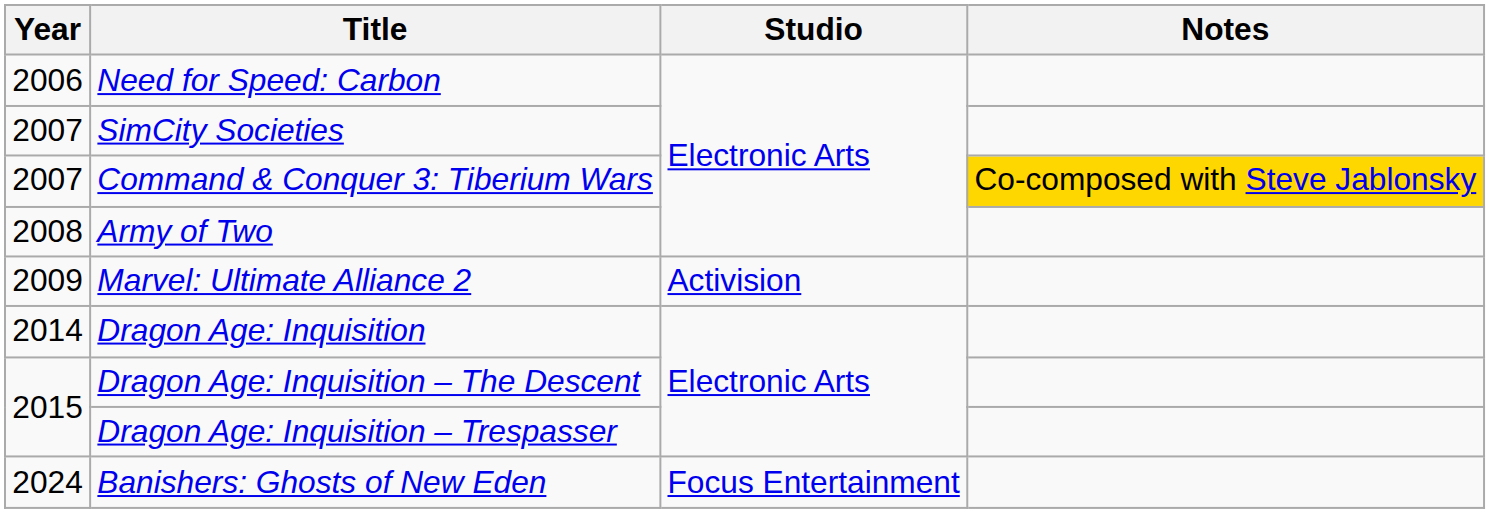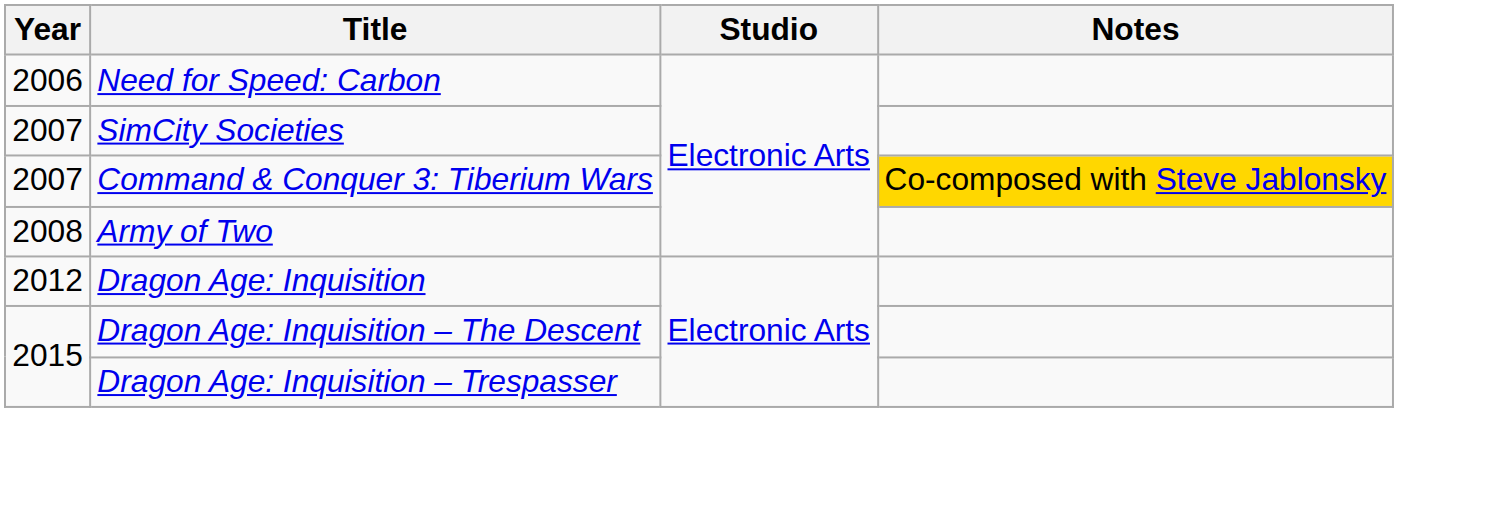- row: (284, 280)
(48, 331) 2014 -> (48, 280) 2012
- row: (322, 481)
